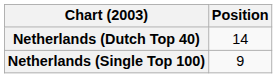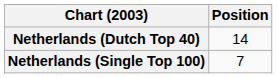(240, 61) 9 -> (240, 61) 7
